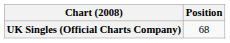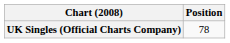(204, 29) 68 -> (204, 29) 78
